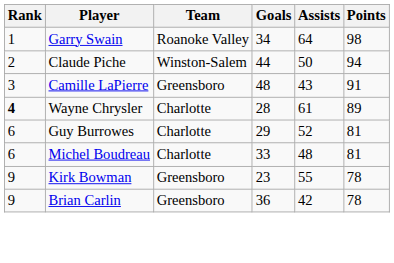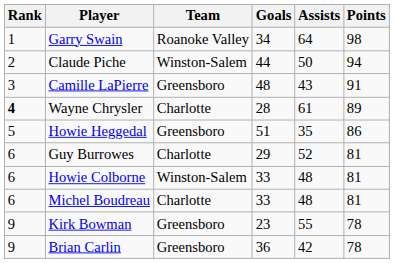+ row: (98, 131)
+ row: (97, 177)
